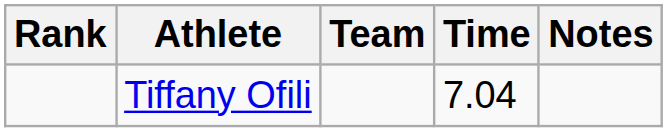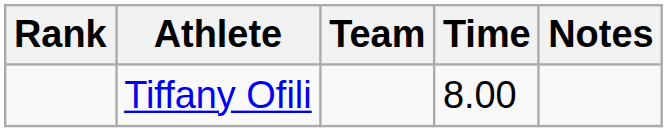(480, 94) 7.04 -> (480, 94) 8.00
